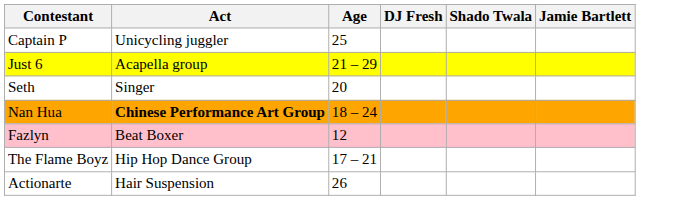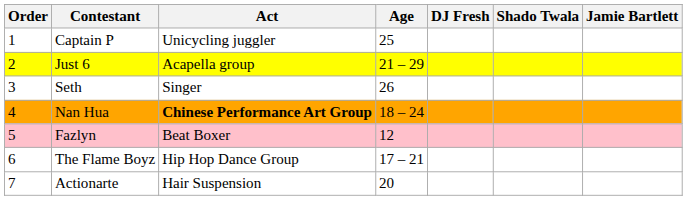+ column: (28, 16)
(339, 87) 20 -> (386, 87) 26
(339, 183) 26 -> (386, 183) 20
